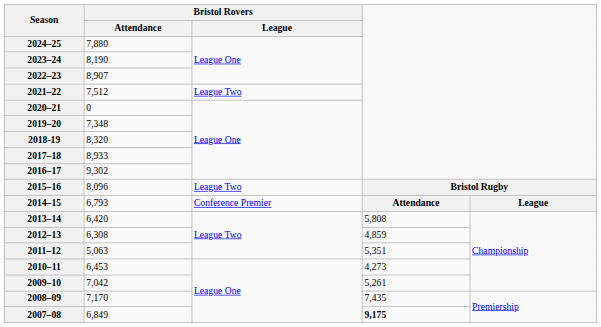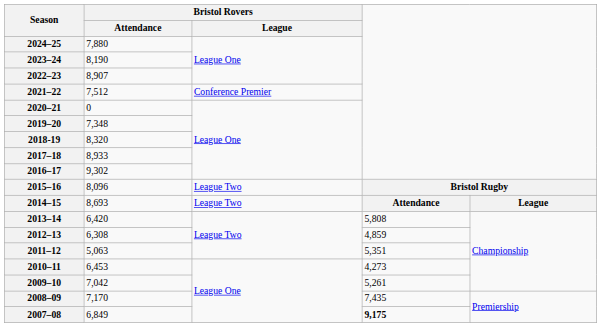(218, 92) League Two -> (233, 92) Conference Premier
(97, 203) 6,793 -> (97, 203) 8,693
(233, 203) Conference Premier -> (218, 203) League Two
